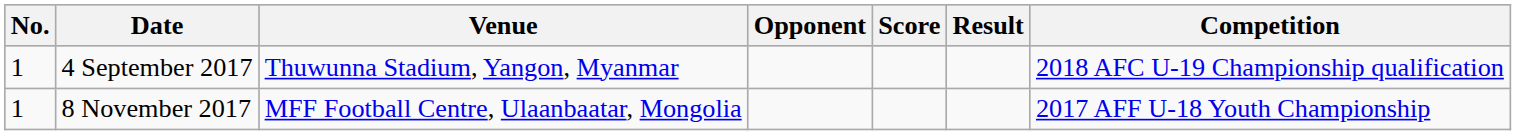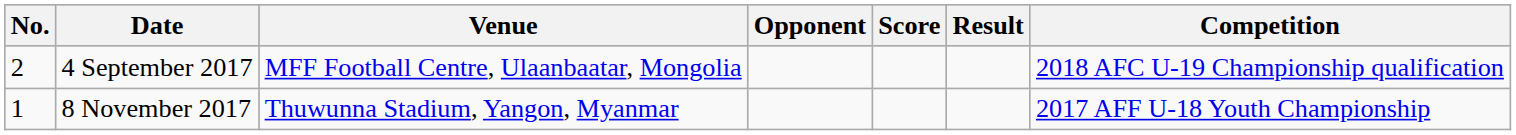(17, 66) 1 -> (17, 66) 2
(472, 66) Thuwunna Stadium, Yangon, Myanmar -> (503, 66) MFF Football Centre, Ulaanbaatar, Mongolia
(503, 108) MFF Football Centre, Ulaanbaatar, Mongolia -> (472, 108) Thuwunna Stadium, Yangon, Myanmar
